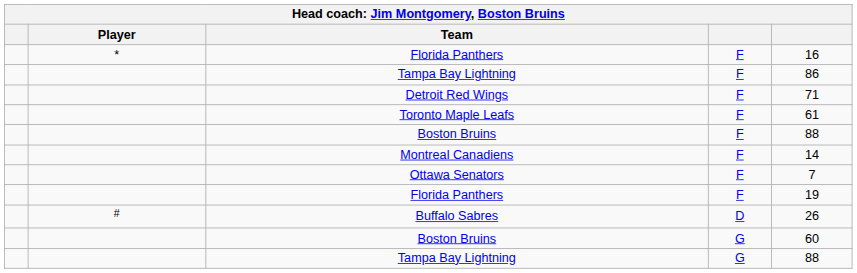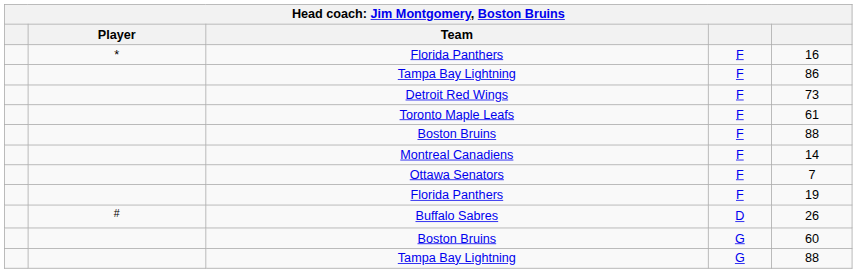(812, 94) 71 -> (812, 94) 73
